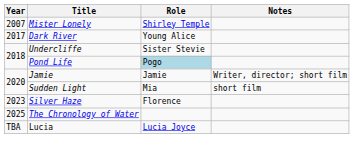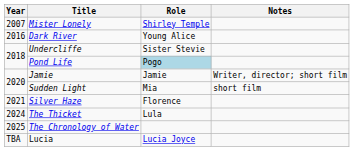(16, 37) 2017 -> (16, 37) 2016
(16, 101) 2023 -> (16, 101) 2021
+ row: (55, 114)
